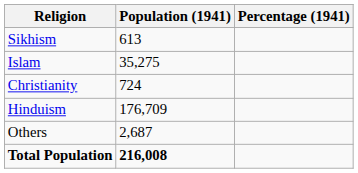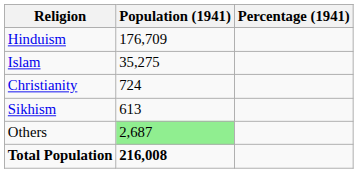rows swapped: (37, 109) <-> (32, 39)
(136, 132) no background -> (136, 132) lightgreen background
